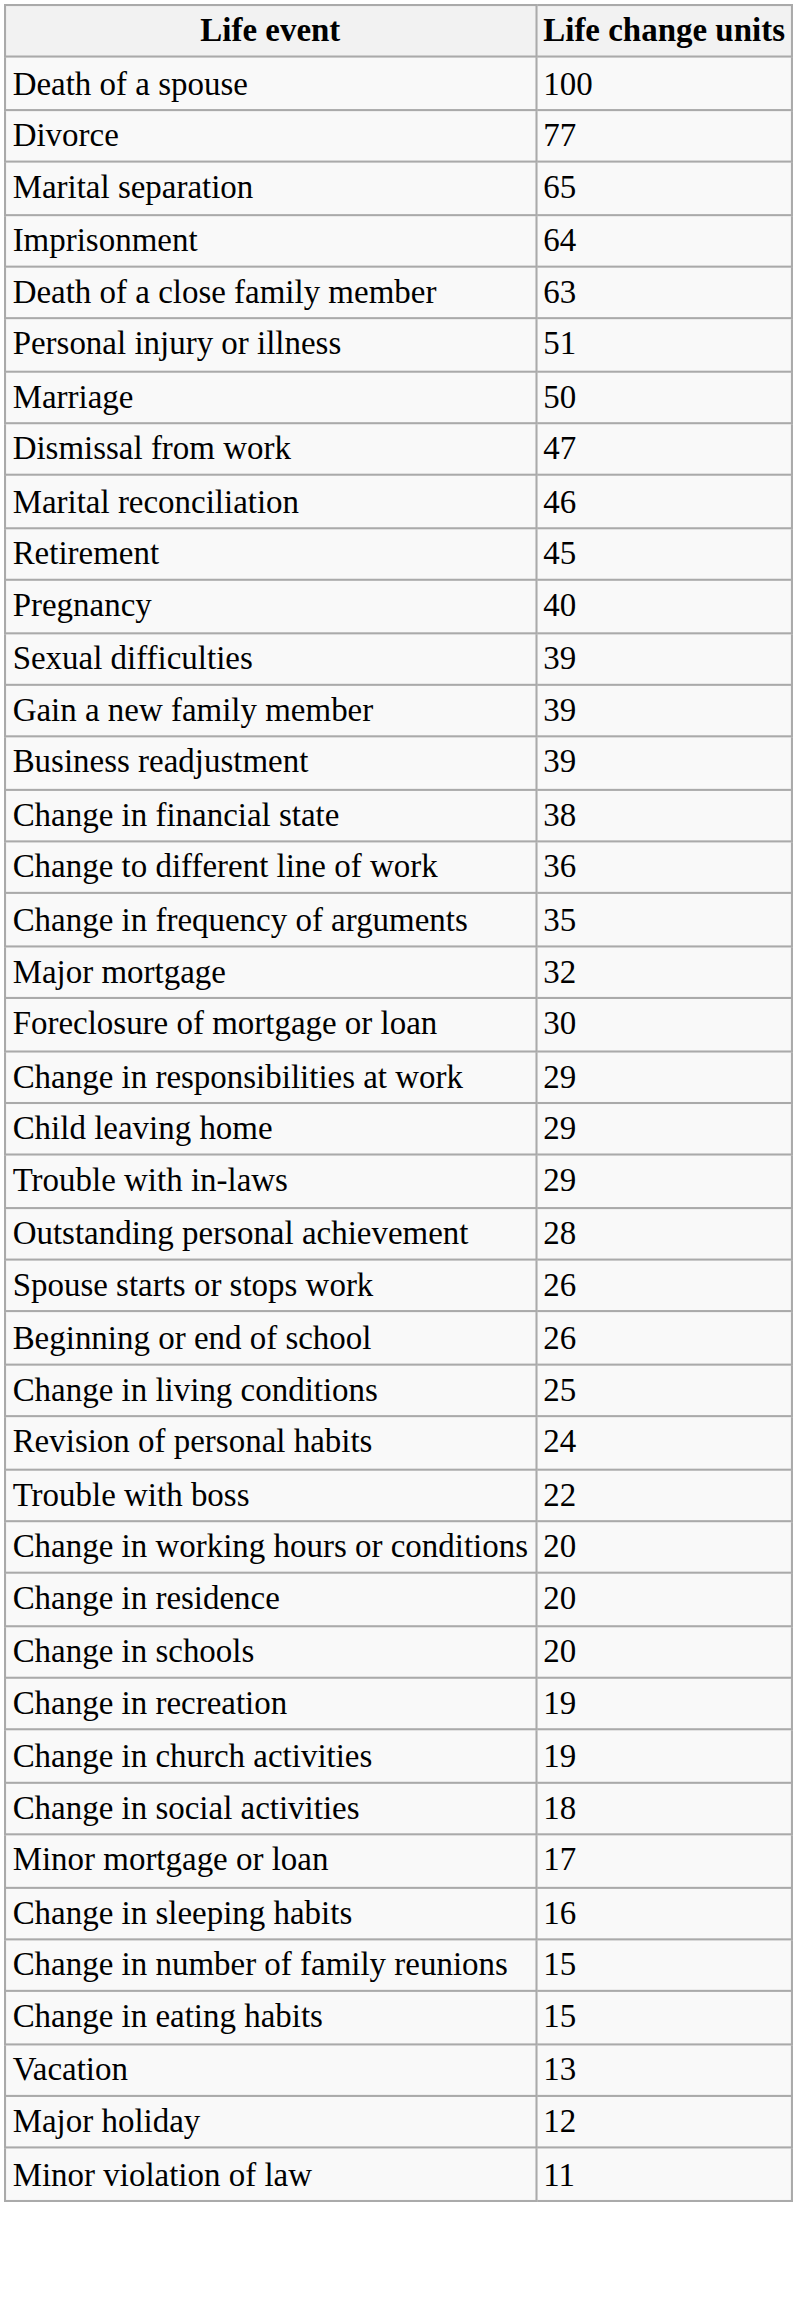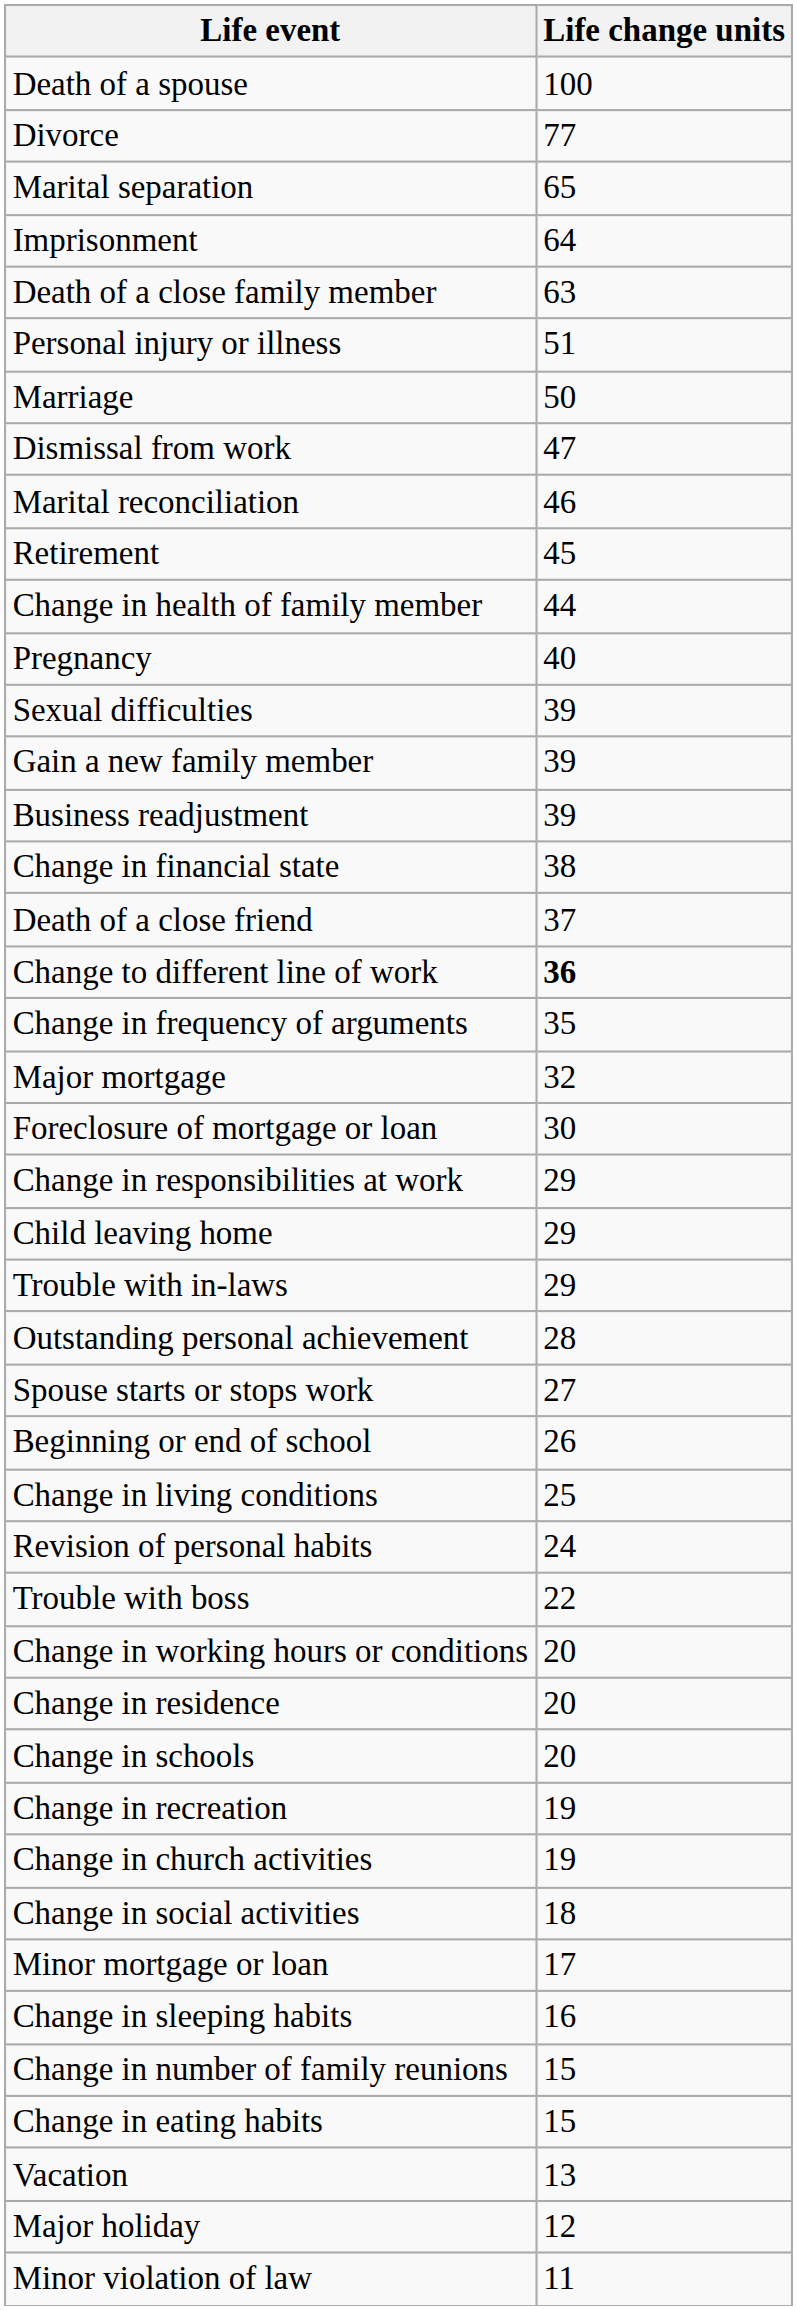+ row: (247, 605)
+ row: (163, 919)
(560, 866) normal -> (560, 971) bold
(560, 1285) 26 -> (560, 1389) 27
